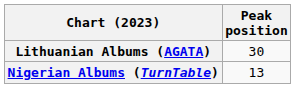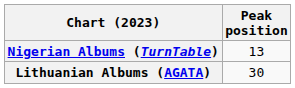rows swapped: (113, 51) <-> (113, 72)
